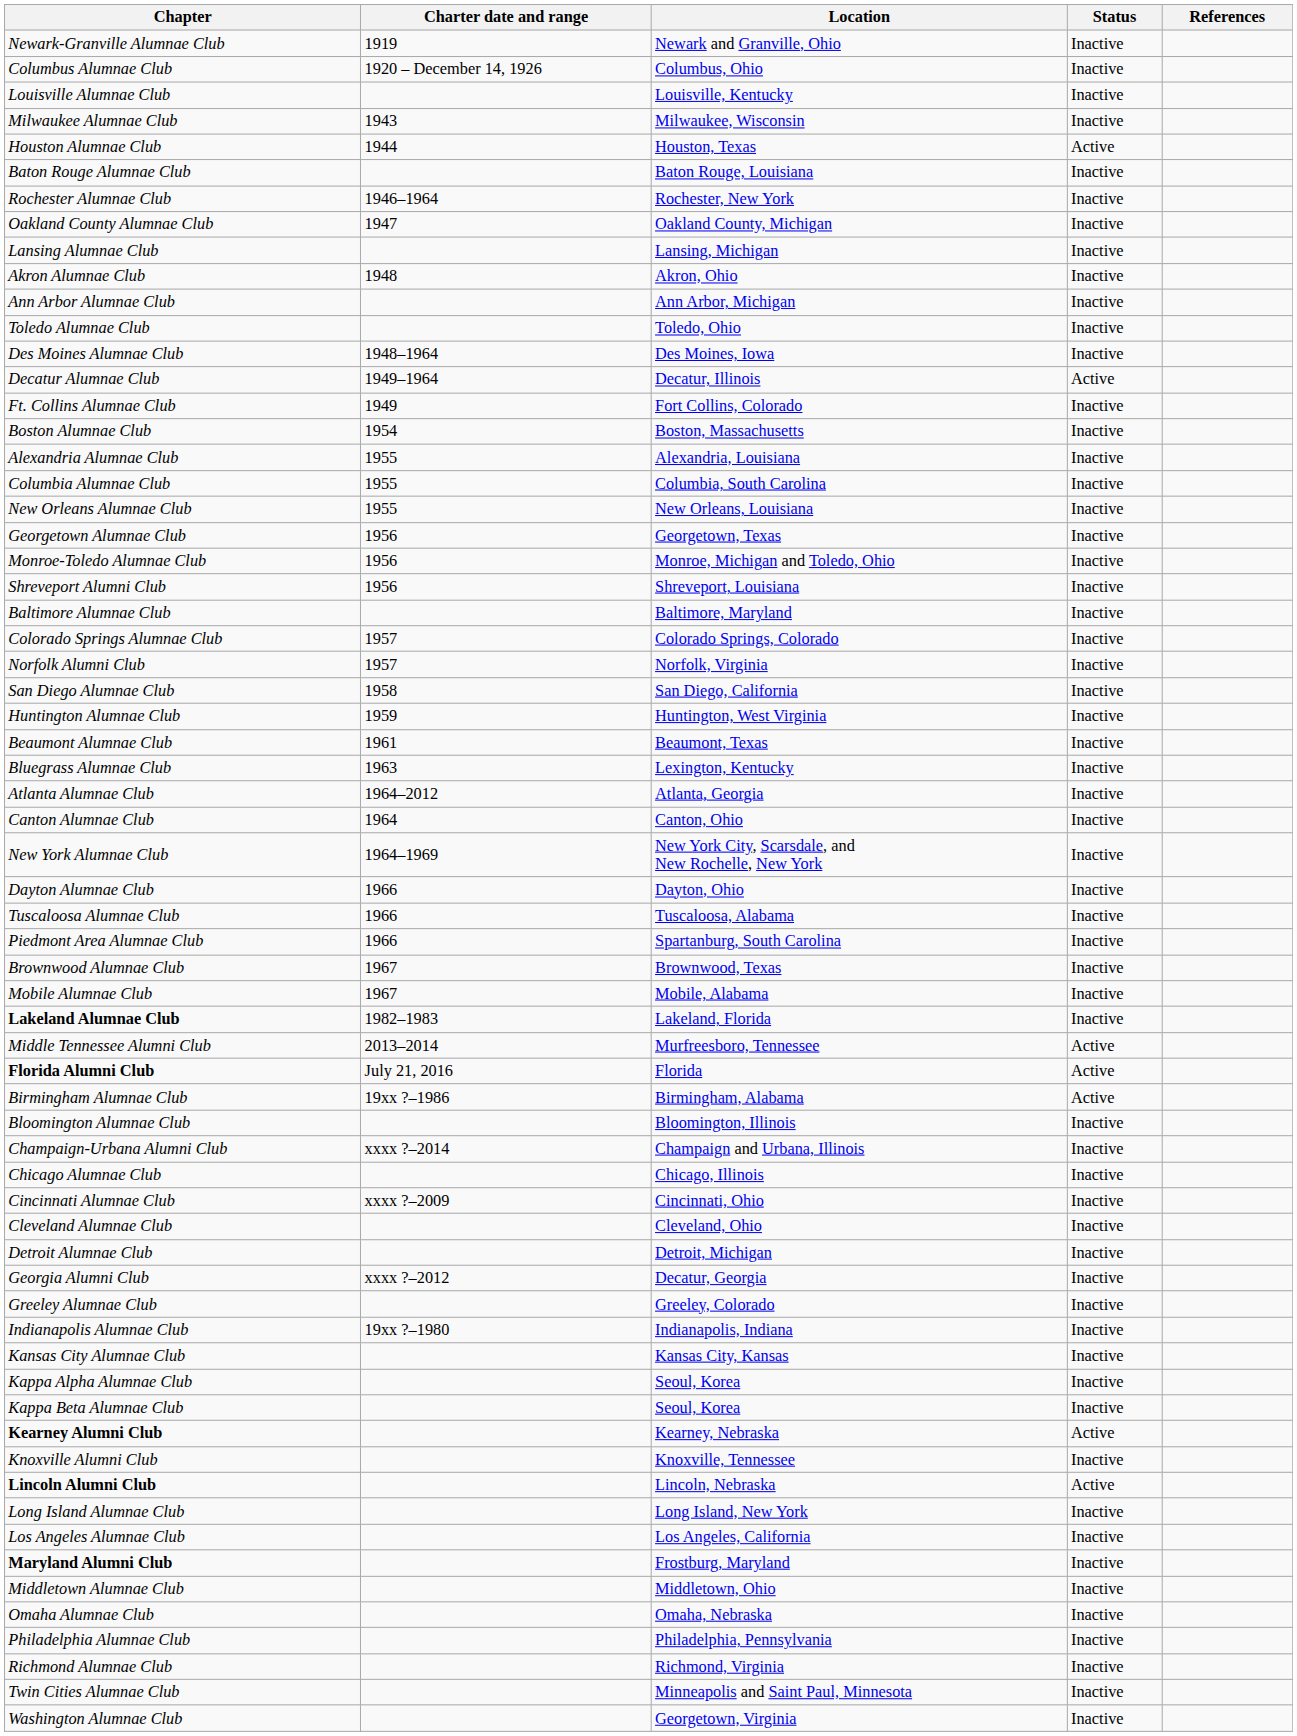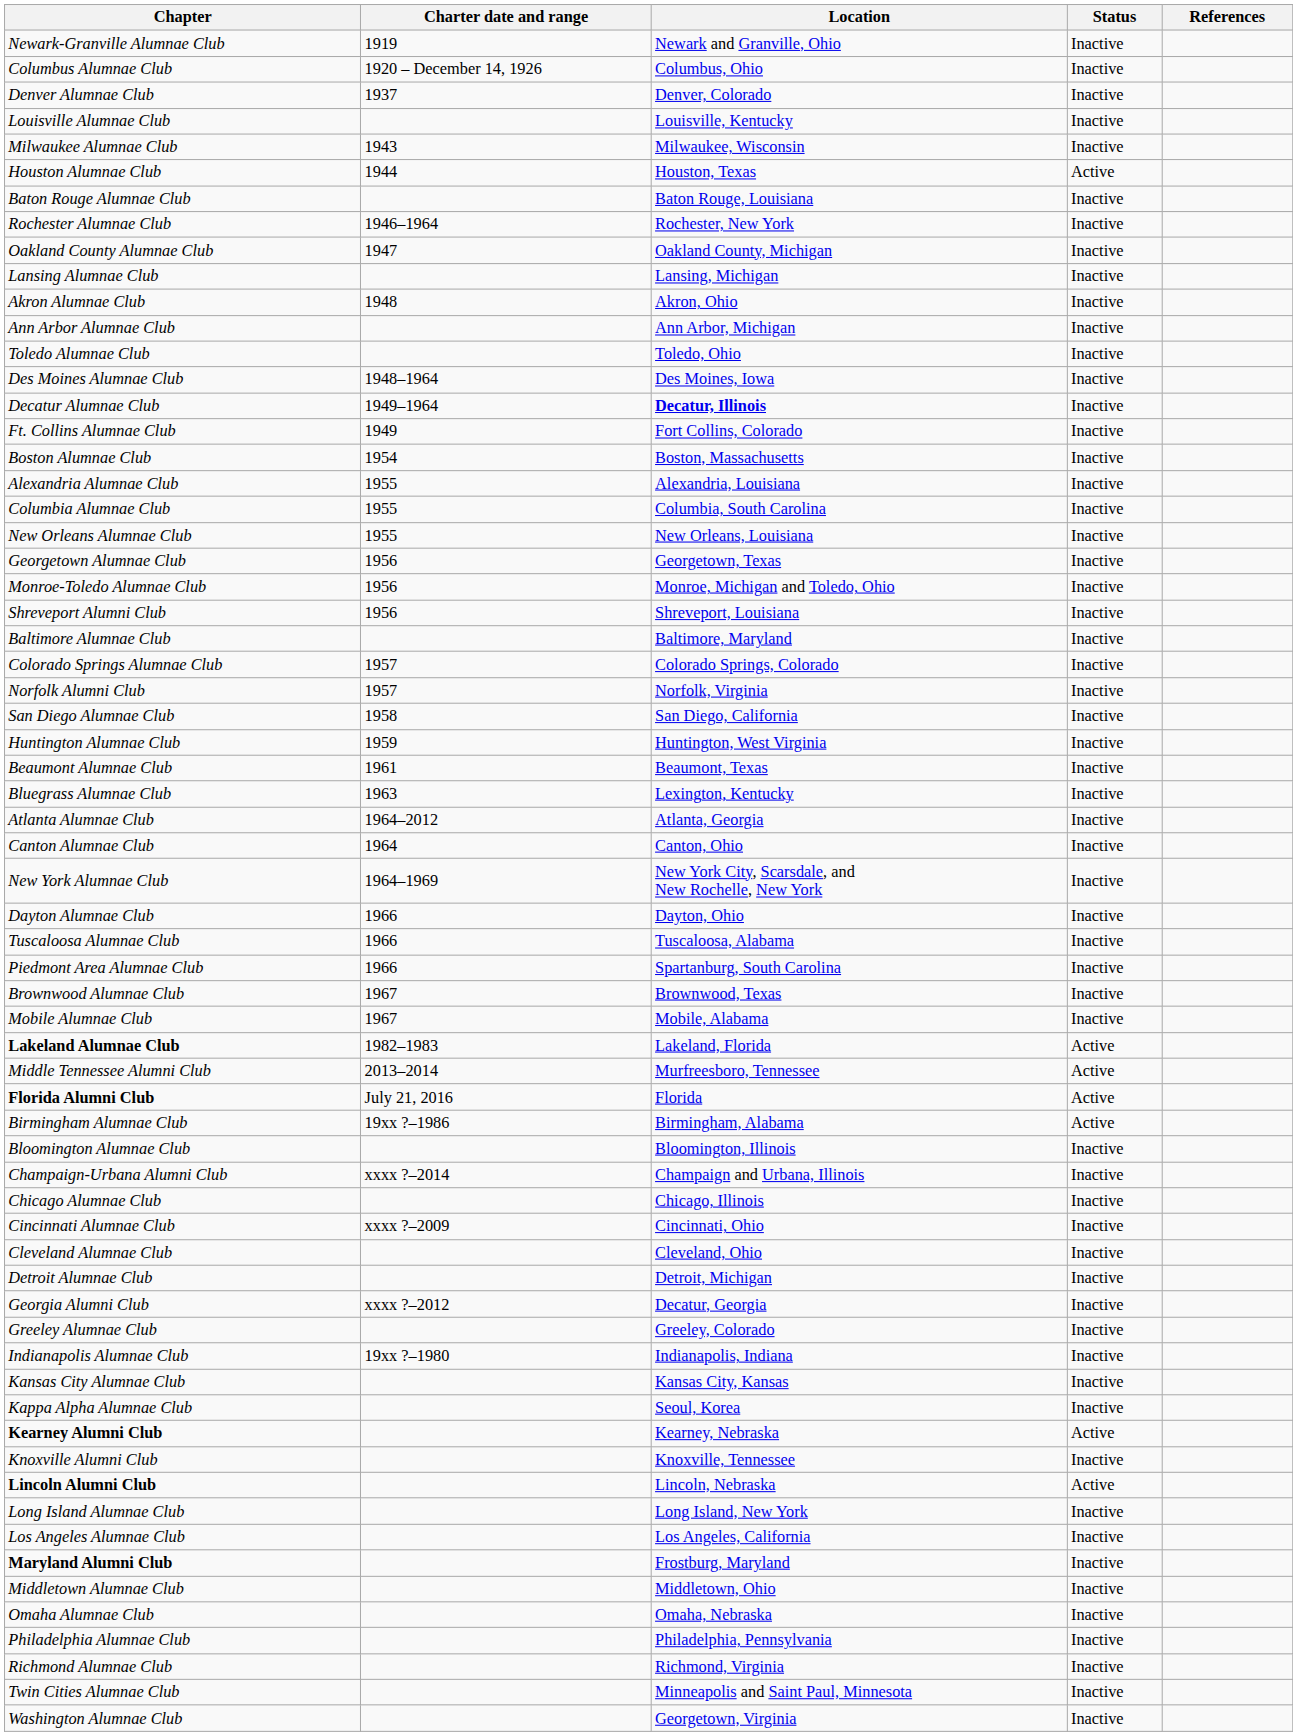+ row: (81, 95)
(708, 379) normal -> (711, 405) bold
(1093, 379) Active -> (1097, 405) Inactive
(1097, 1019) Inactive -> (1093, 1045) Active
- row: (96, 1407)
